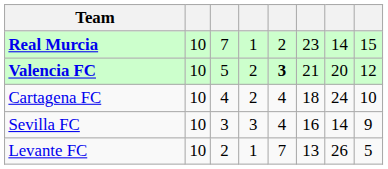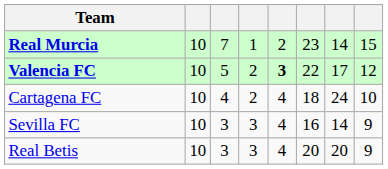(311, 71) 21 -> (311, 71) 22
(339, 71) 20 -> (339, 71) 17
+ row: (43, 151)
- row: (48, 151)
